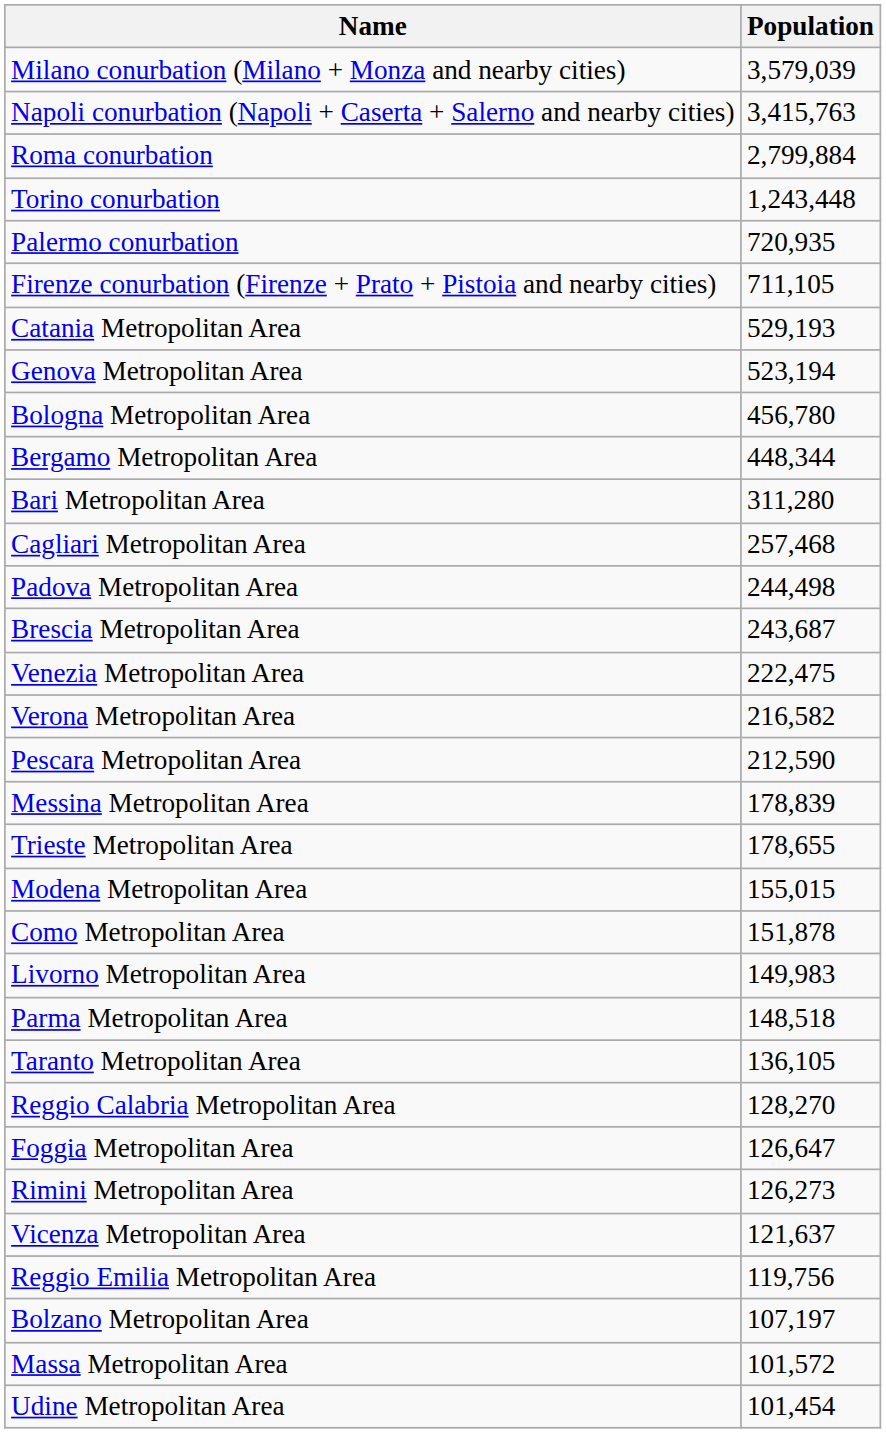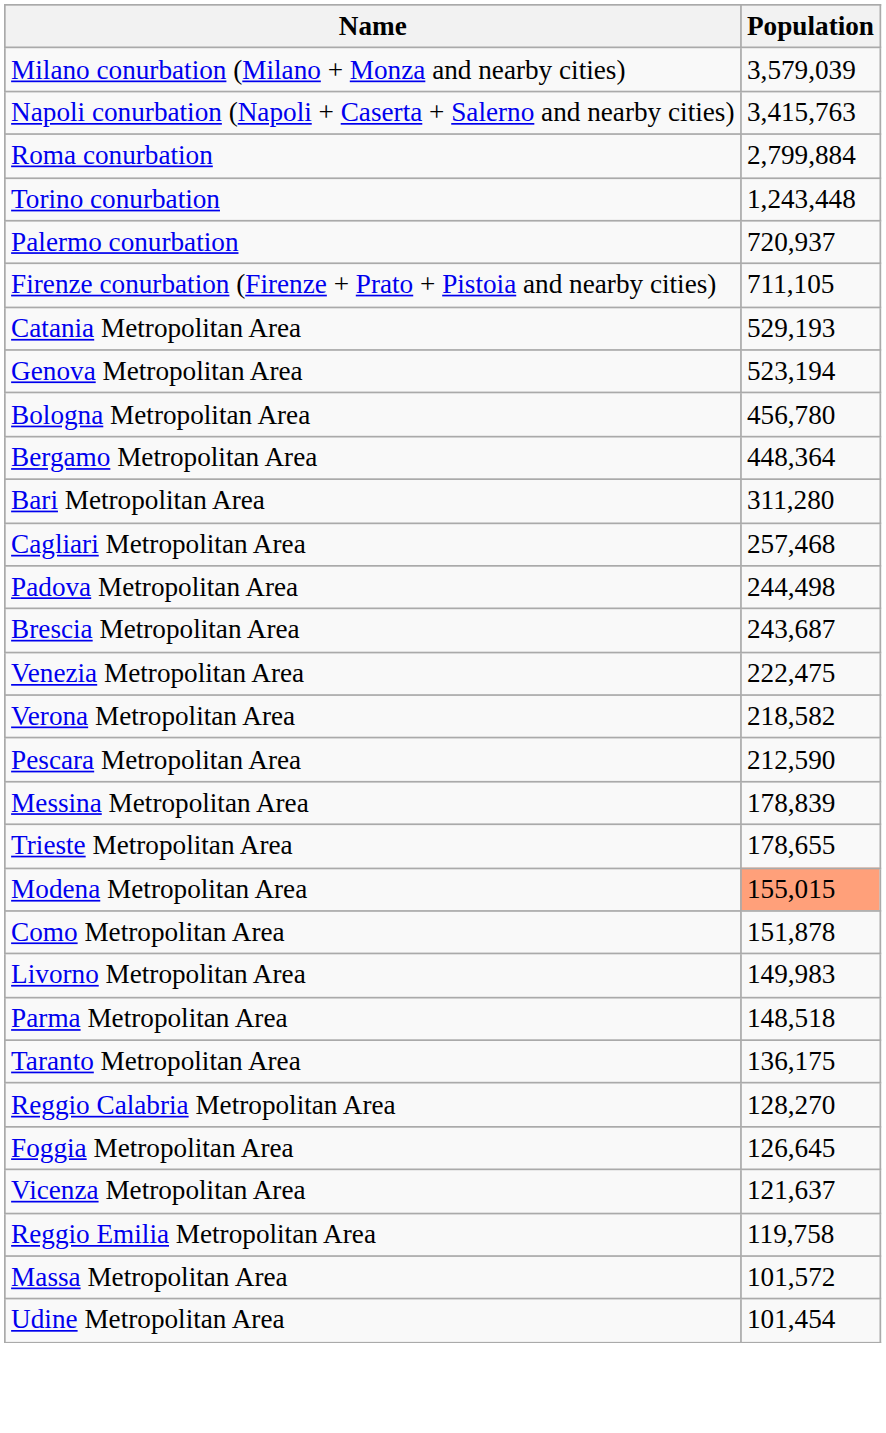(791, 241) 720,935 -> (791, 241) 720,937
(791, 457) 448,344 -> (791, 457) 448,364
(791, 716) 216,582 -> (791, 716) 218,582
(791, 888) no background -> (791, 888) lightsalmon background
(791, 1061) 136,105 -> (791, 1061) 136,175
(791, 1147) 126,647 -> (791, 1147) 126,645
- row: (152, 1190)
(791, 1277) 119,756 -> (791, 1233) 119,758
- row: (160, 1320)
